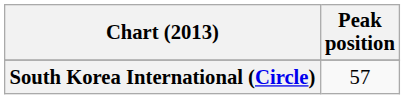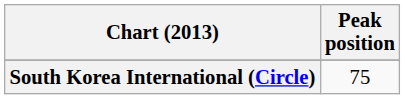(360, 76) 57 -> (360, 76) 75
